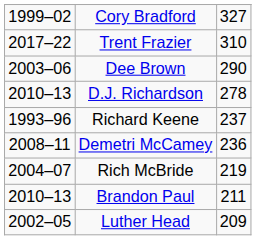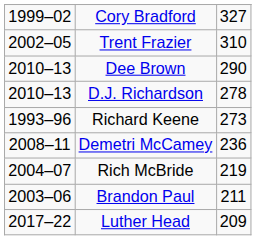(40, 42) 2017–22 -> (40, 42) 2002–05
(40, 68) 2003–06 -> (40, 68) 2010–13
(233, 119) 237 -> (233, 119) 273
(40, 196) 2010–13 -> (40, 196) 2003–06
(40, 222) 2002–05 -> (40, 222) 2017–22
